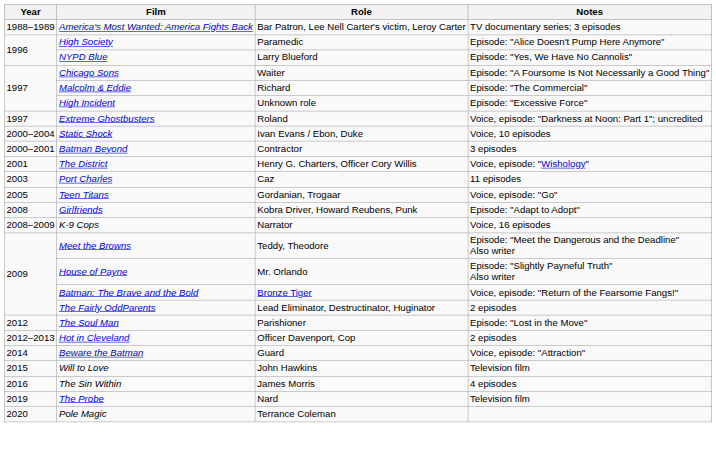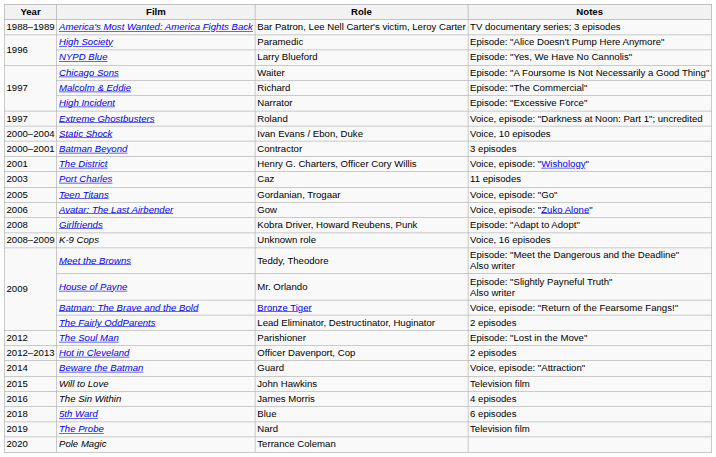(287, 103) Unknown role -> (275, 103) Narrator
+ row: (116, 210)
(275, 225) Narrator -> (287, 240) Unknown role
+ row: (78, 414)
